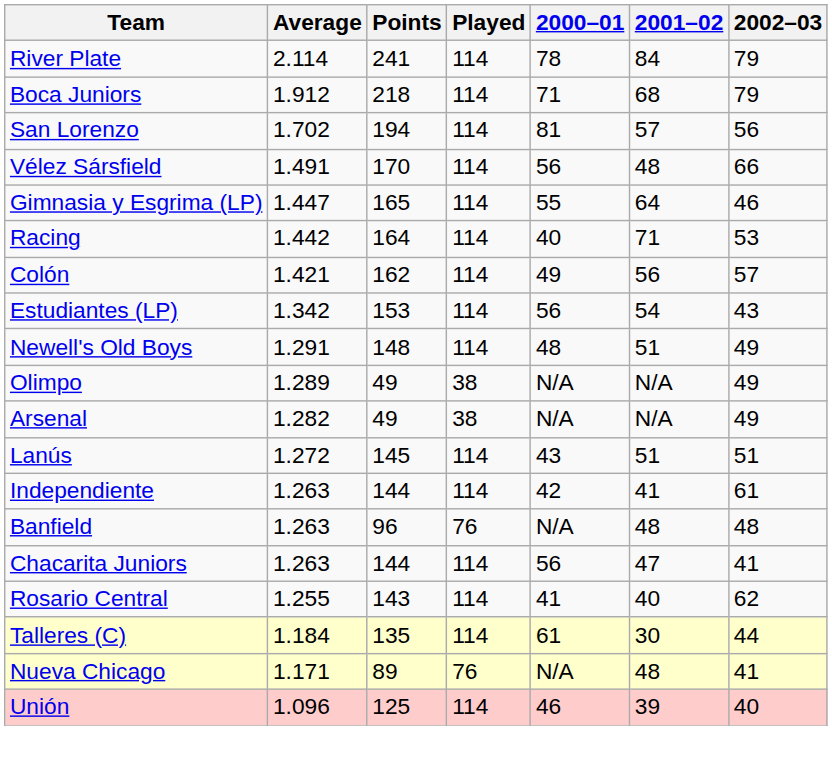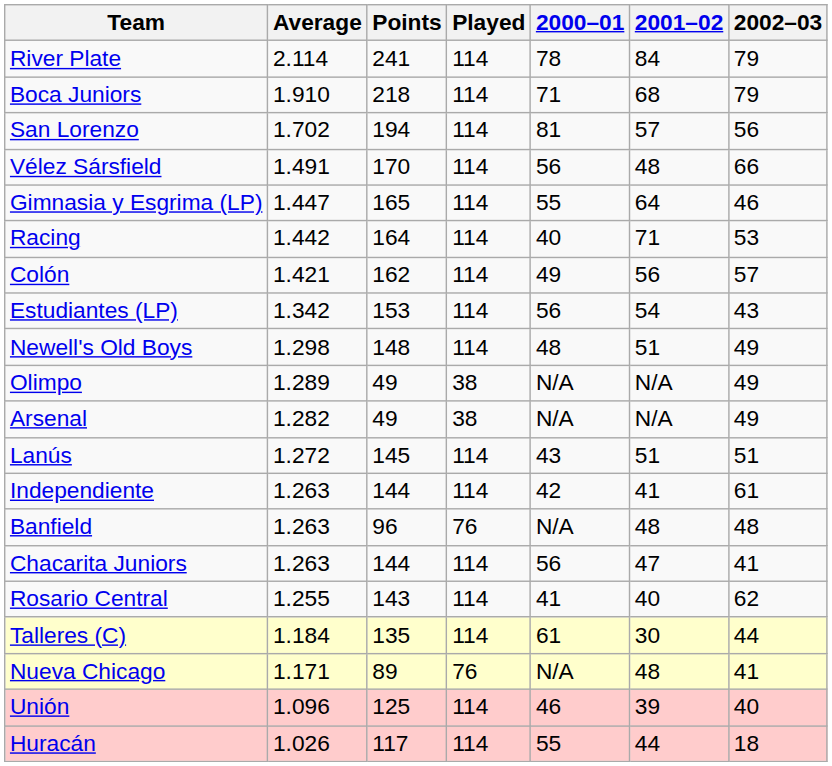(301, 94) 1.912 -> (301, 94) 1.910
(301, 346) 1.291 -> (301, 346) 1.298
+ row: (53, 743)
